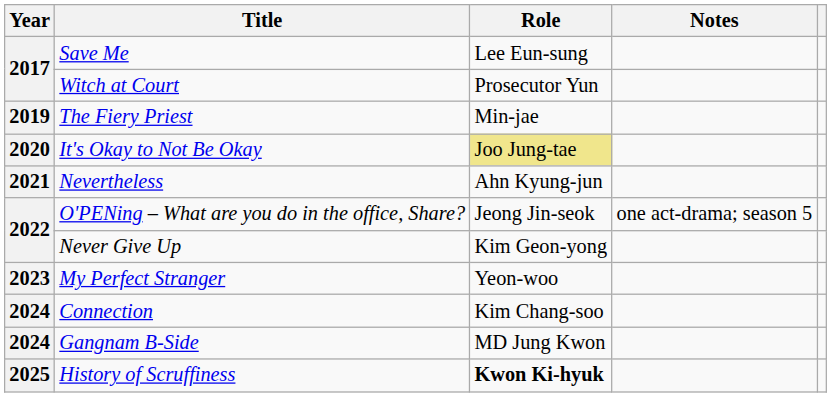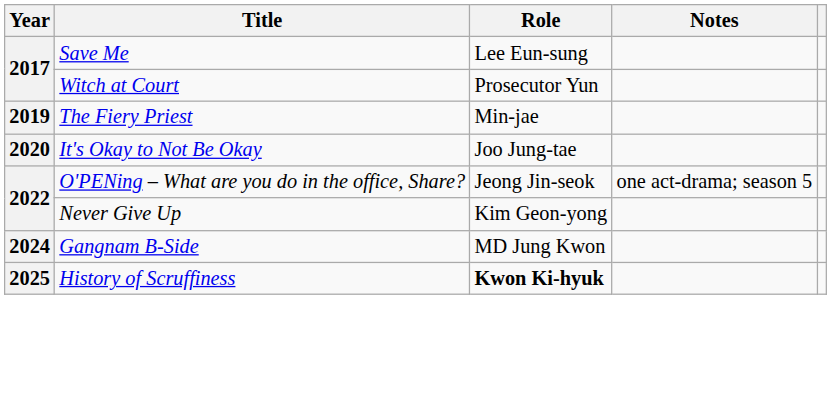(526, 149) khaki background -> (526, 149) no background
- row: (111, 181)
- row: (142, 278)
- row: (106, 310)
